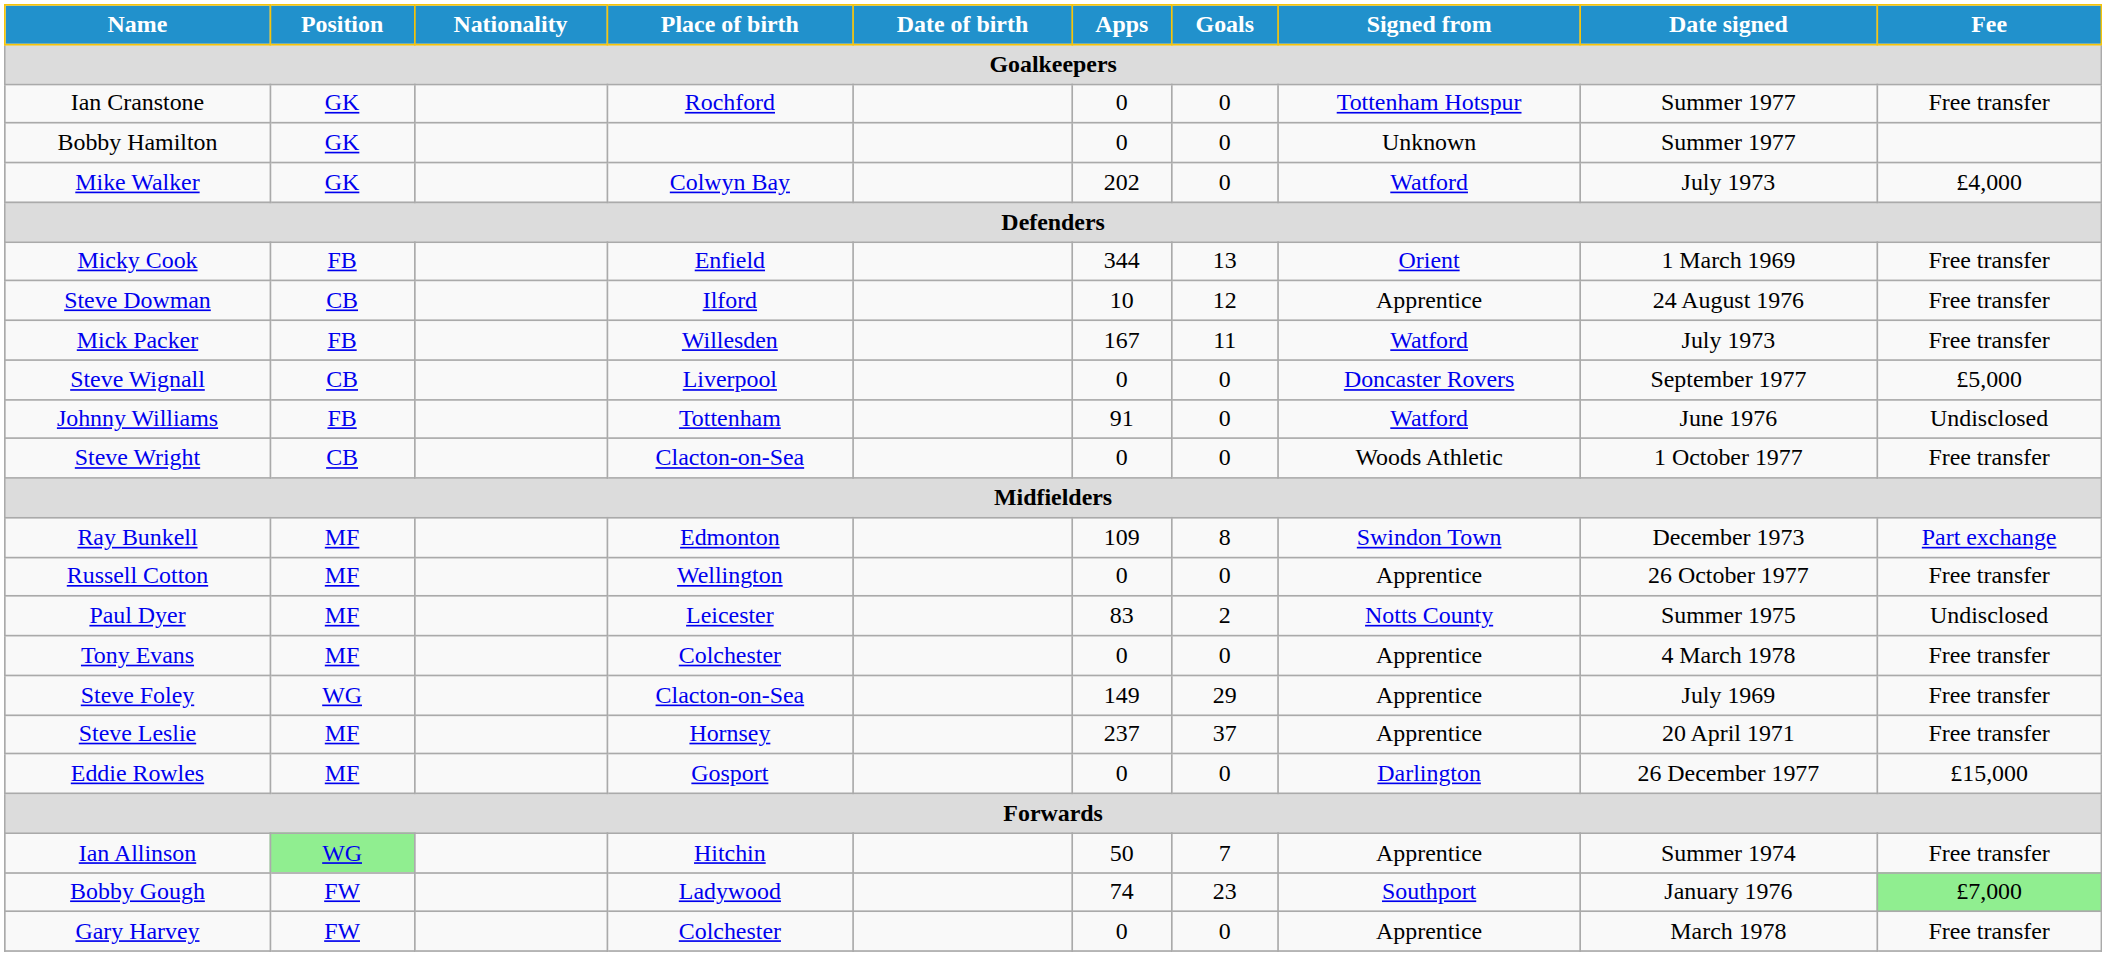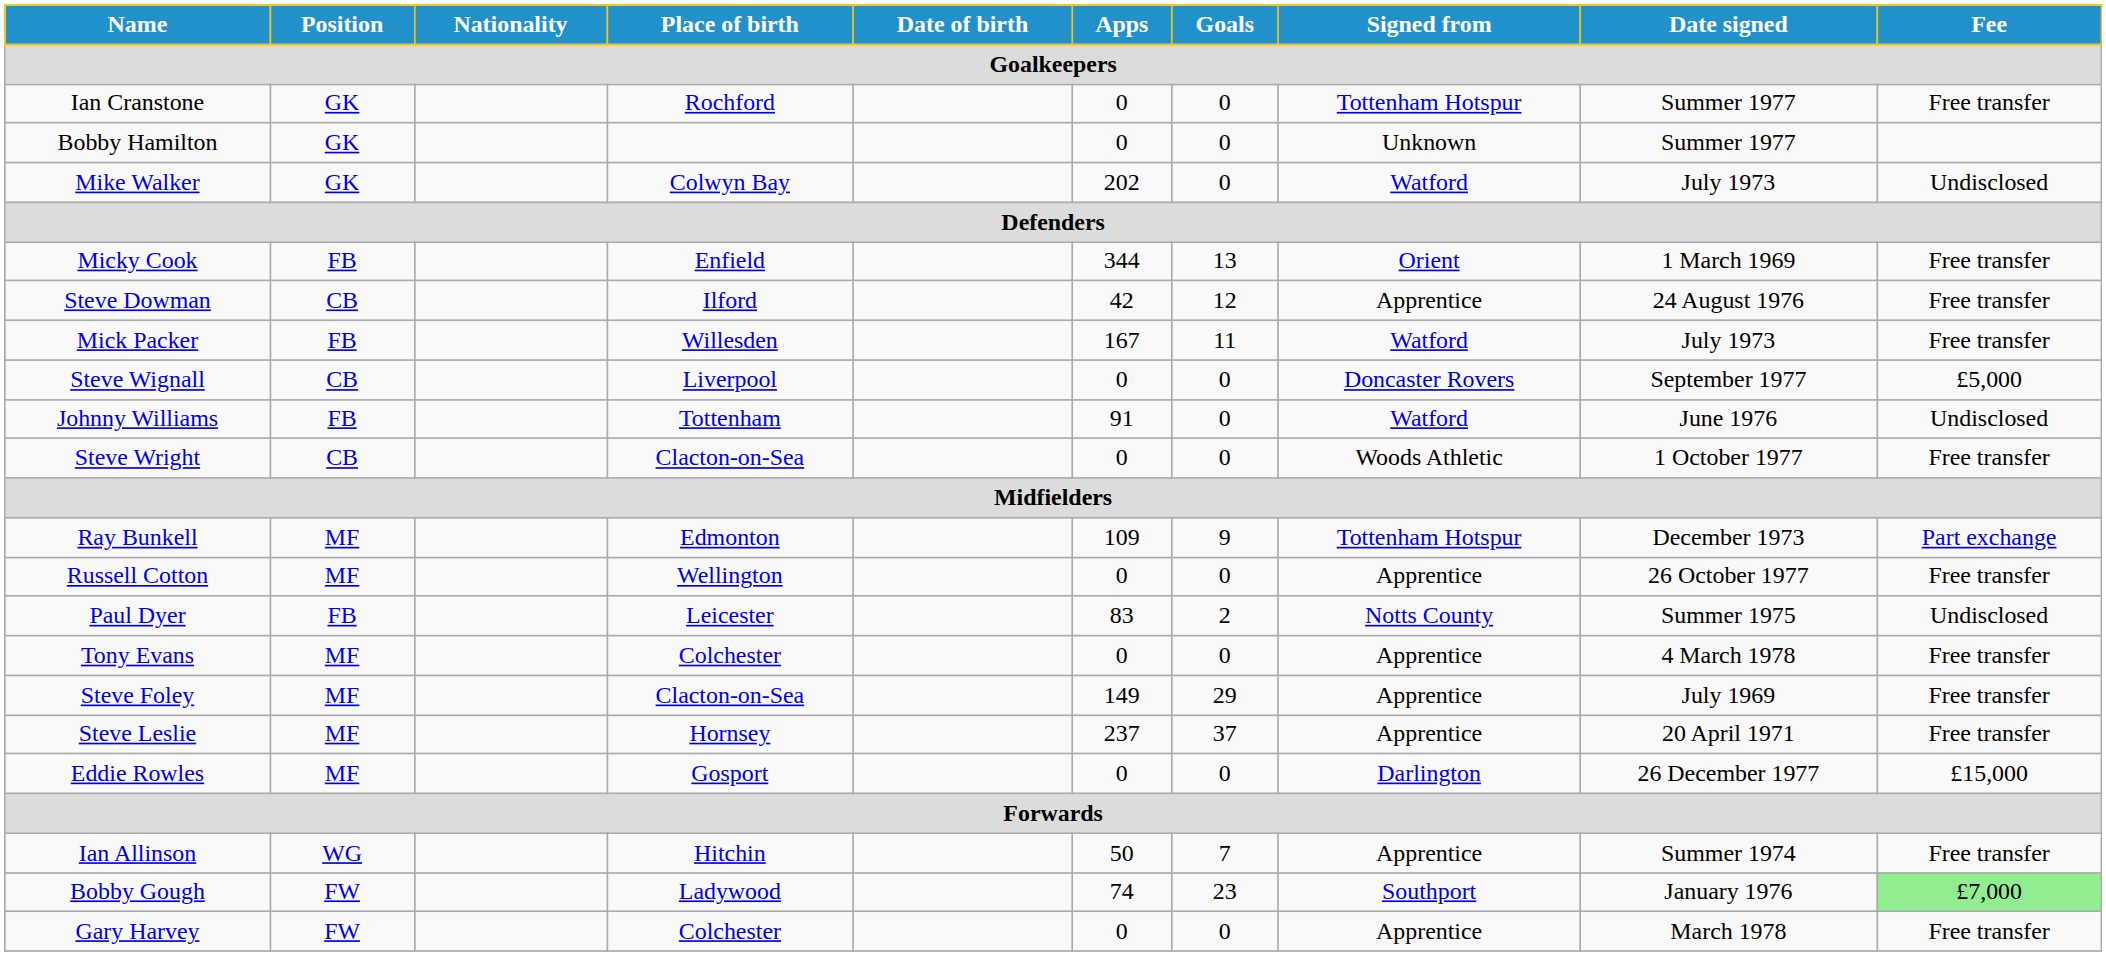(1989, 182) £4,000 -> (1989, 182) Undisclosed
(1122, 300) 10 -> (1122, 300) 42
(1225, 537) 8 -> (1225, 537) 9
(1429, 537) Swindon Town -> (1429, 537) Tottenham Hotspur
(342, 615) MF -> (342, 615) FB
(342, 694) WG -> (342, 694) MF
(342, 852) lightgreen background -> (342, 852) no background
